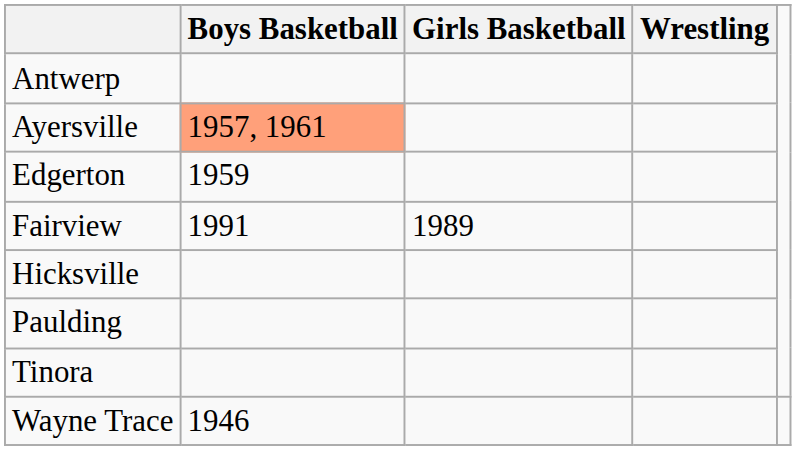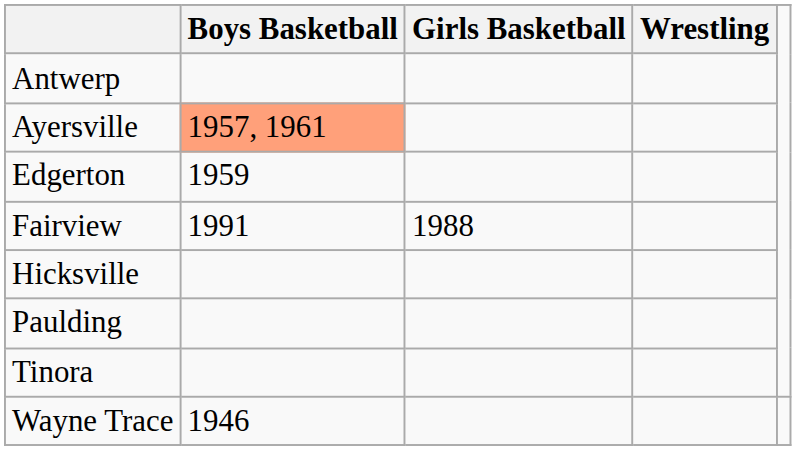(443, 224) 1989 -> (443, 224) 1988
